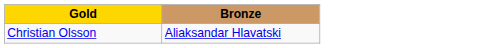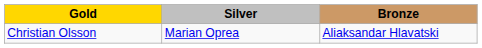+ column: (241, 14)
